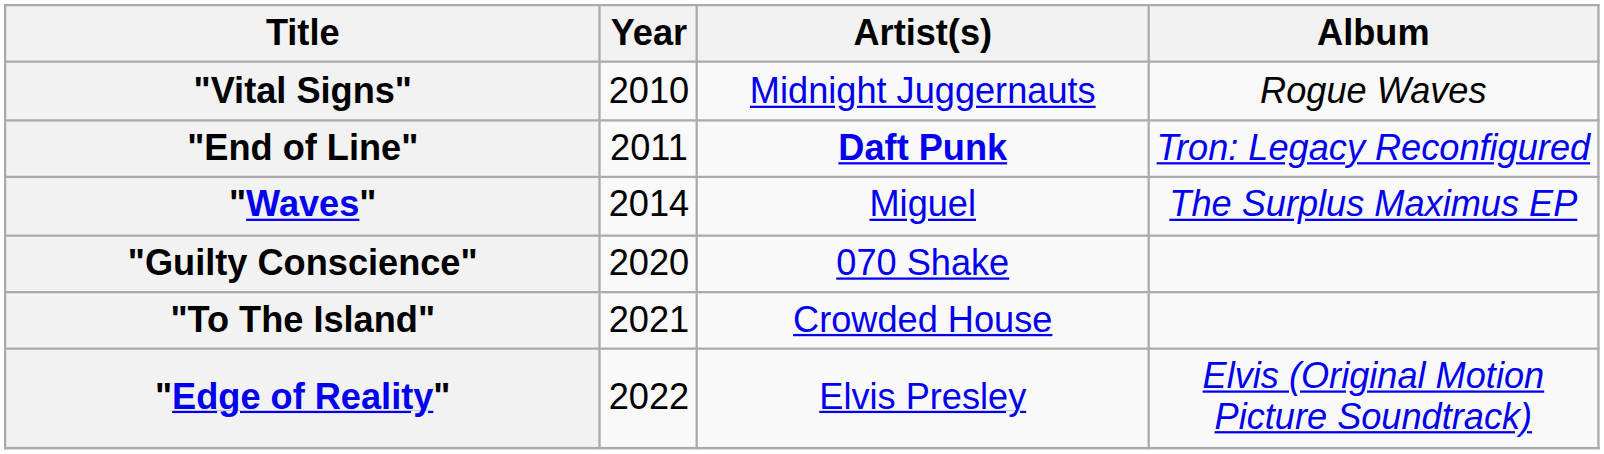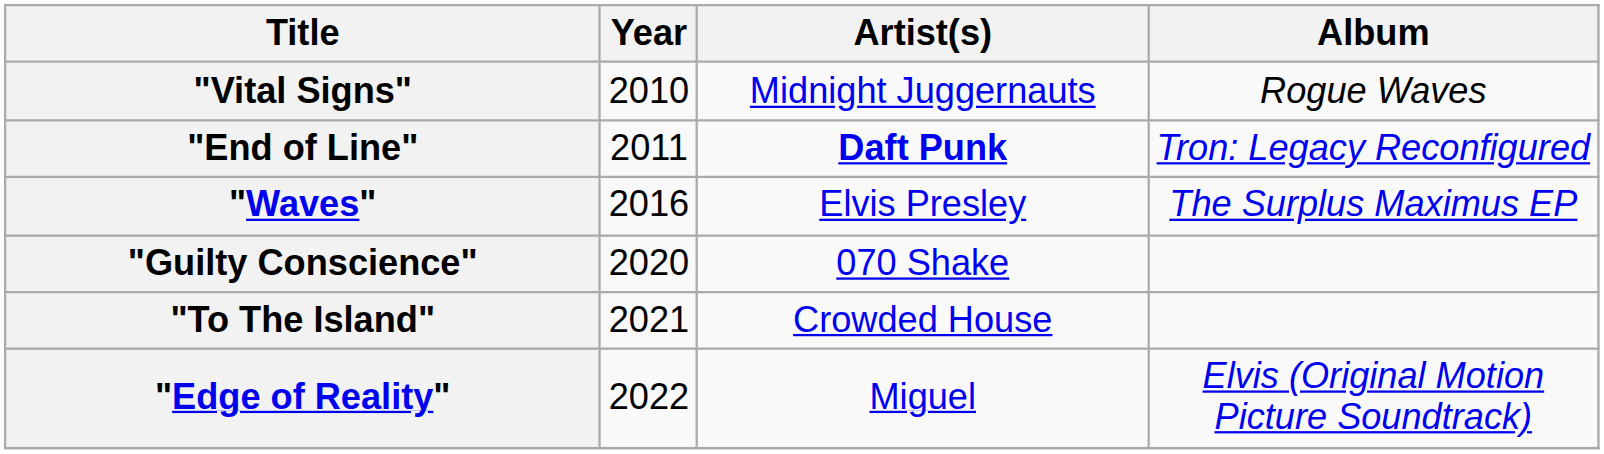(649, 205) 2014 -> (649, 205) 2016
(923, 205) Miguel -> (923, 205) Elvis Presley
(923, 397) Elvis Presley -> (923, 397) Miguel
